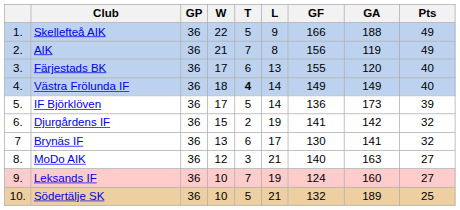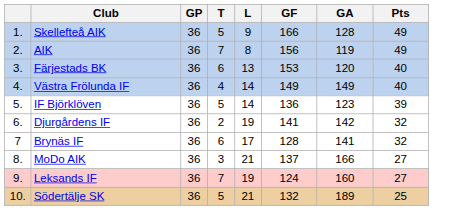- column: (221, 13)
(372, 31) 188 -> (345, 31) 128
(316, 68) 155 -> (289, 68) 153
(248, 86) bold -> (221, 86) normal
(372, 104) 173 -> (345, 104) 123
(316, 141) 130 -> (289, 141) 128
(316, 159) 140 -> (289, 159) 137
(372, 159) 163 -> (345, 159) 166
